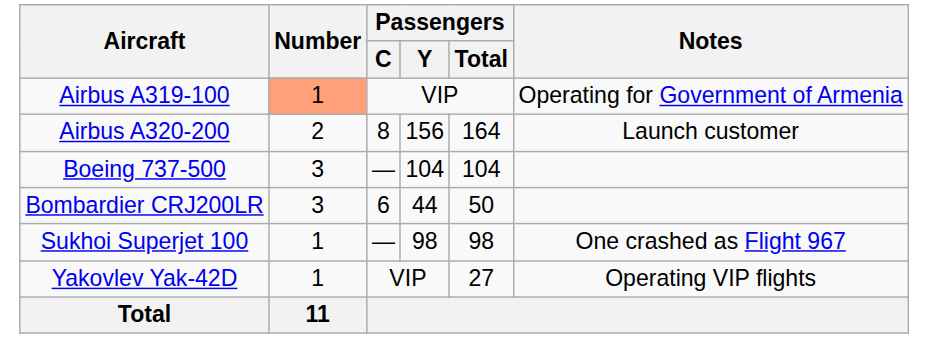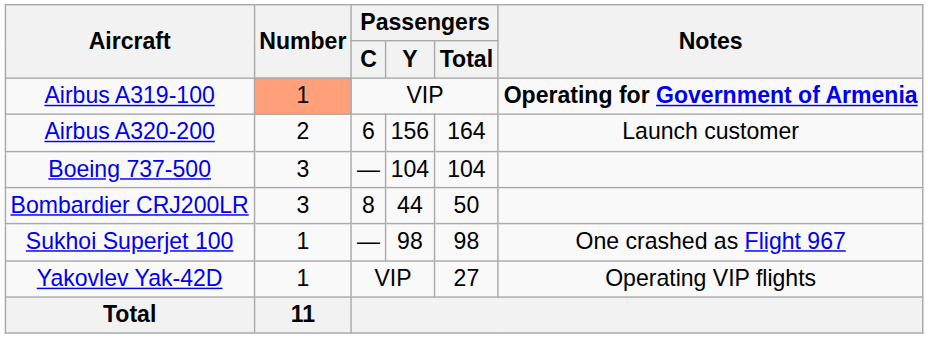(711, 95) normal -> (711, 95) bold
(383, 132) 8 -> (369, 132) 6
(383, 205) 6 -> (369, 205) 8
